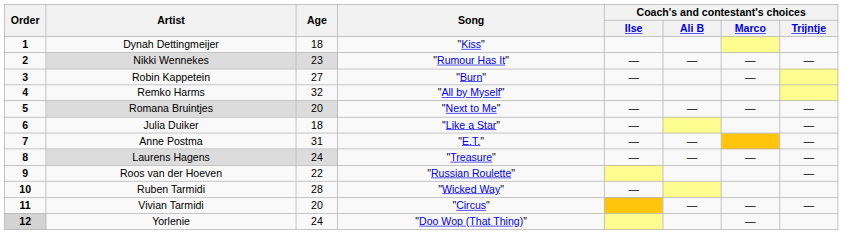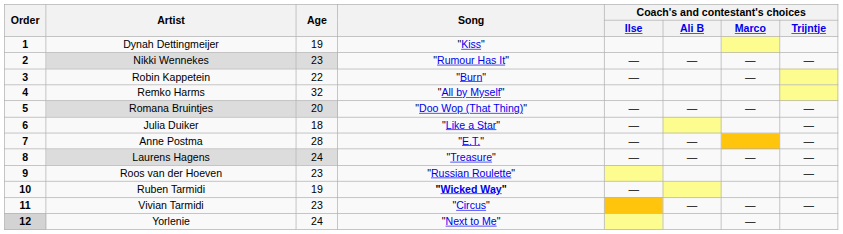(317, 45) 18 -> (317, 45) 19
(317, 77) 27 -> (317, 77) 22
(471, 109) "Next to Me" -> (471, 109) "Doo Wop (That Thing)"
(317, 141) 31 -> (317, 141) 28
(317, 173) 22 -> (317, 173) 23
(317, 189) 28 -> (317, 189) 19
(471, 189) normal -> (471, 189) bold
(317, 205) 20 -> (317, 205) 23
(471, 222) "Doo Wop (That Thing)" -> (471, 222) "Next to Me"
